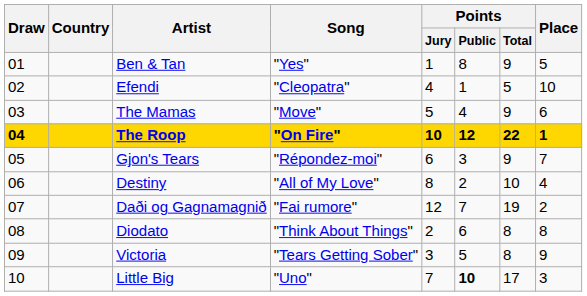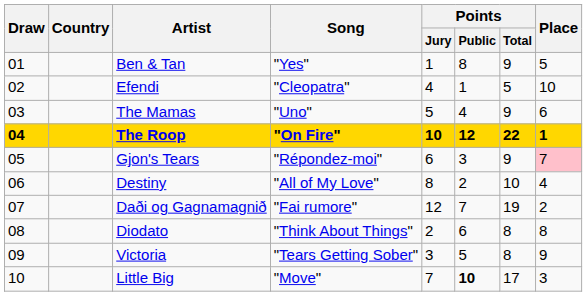(297, 111) "Move" -> (293, 111) "Uno"
(543, 159) no background -> (543, 159) pink background
(293, 278) "Uno" -> (297, 278) "Move"
